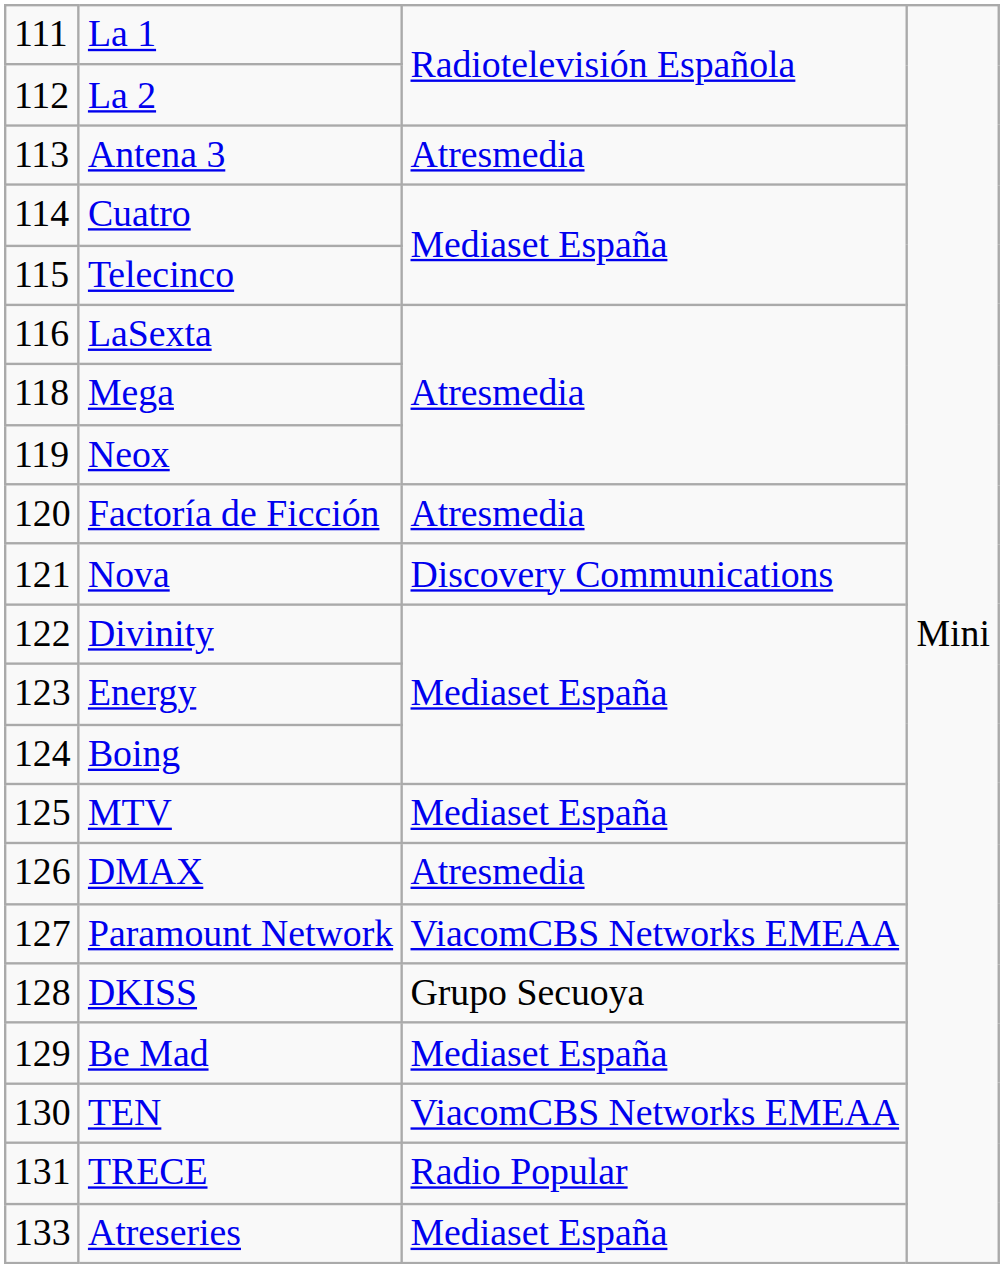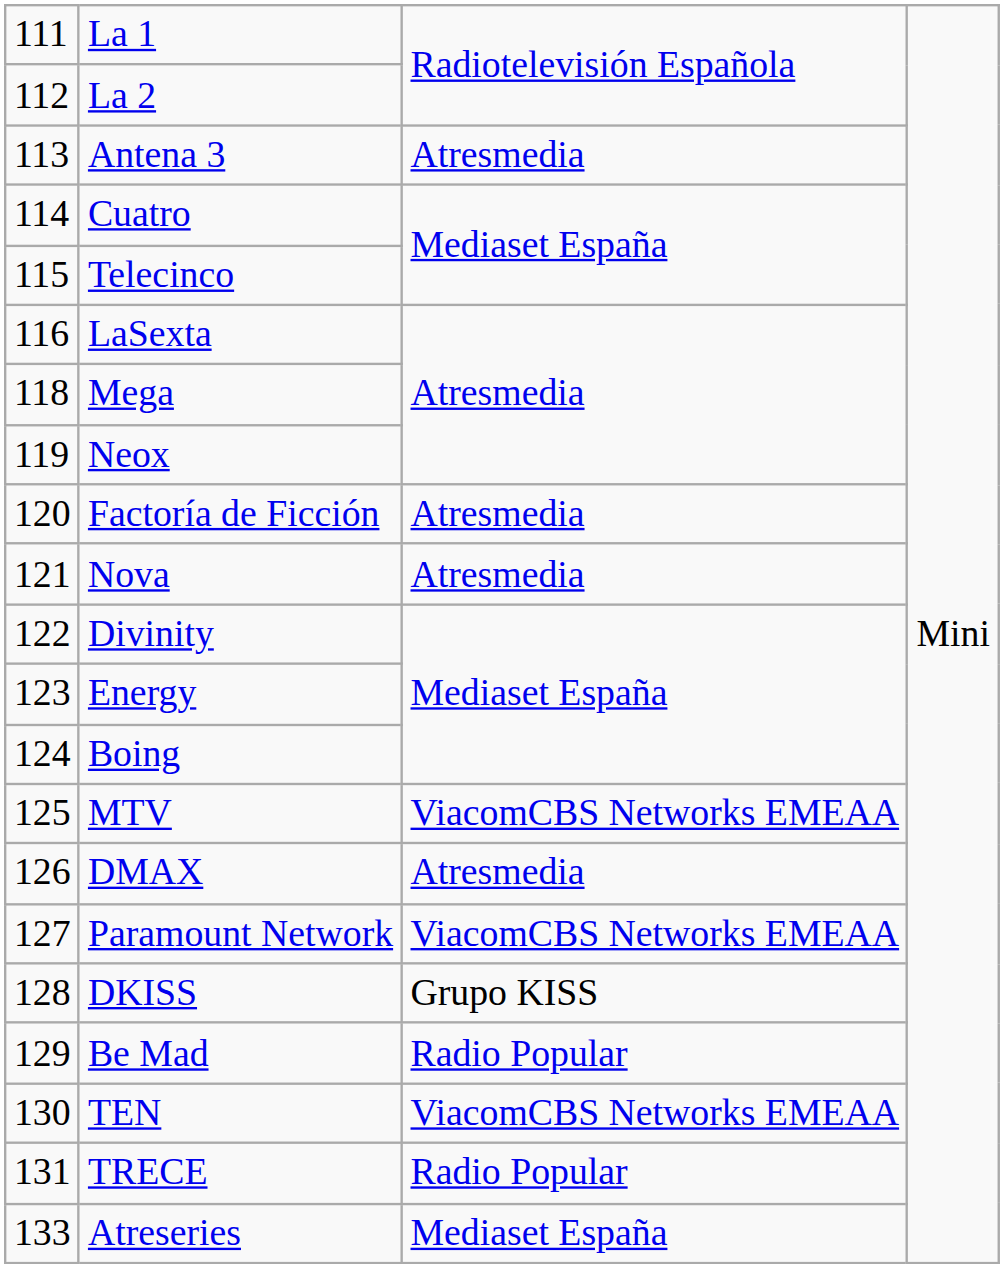(622, 573) Discovery Communications -> (498, 573) Atresmedia
(539, 812) Mediaset España -> (655, 812) ViacomCBS Networks EMEAA
(527, 992) Grupo Secuoya -> (504, 992) Grupo KISS
(539, 1052) Mediaset España -> (519, 1052) Radio Popular
